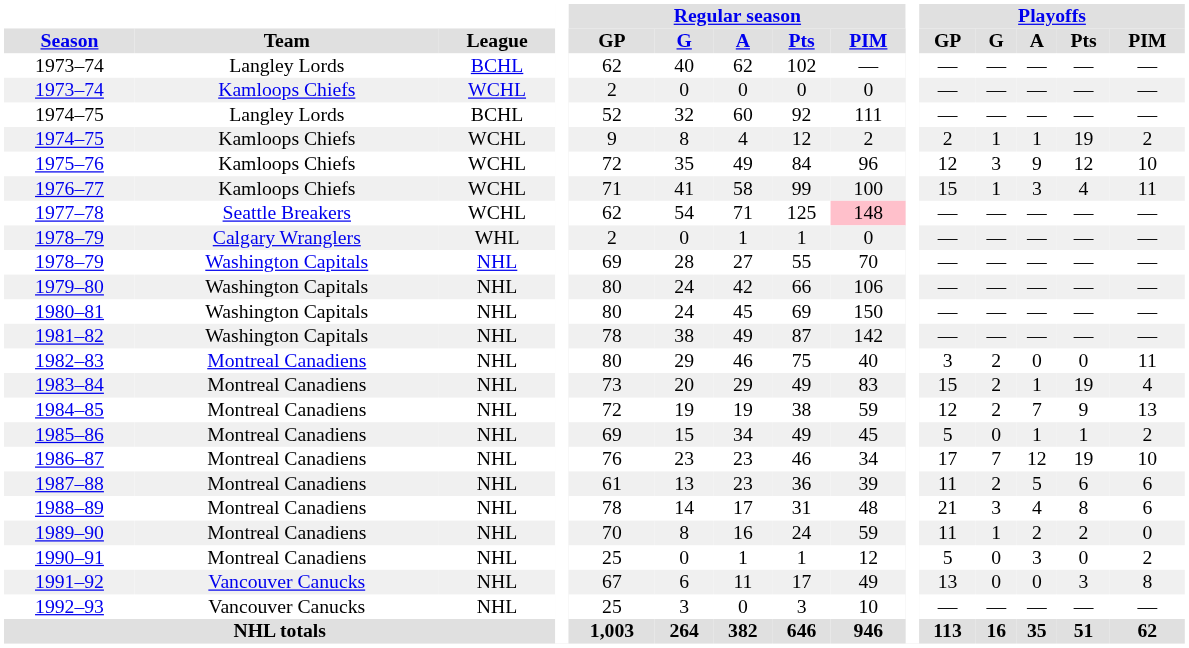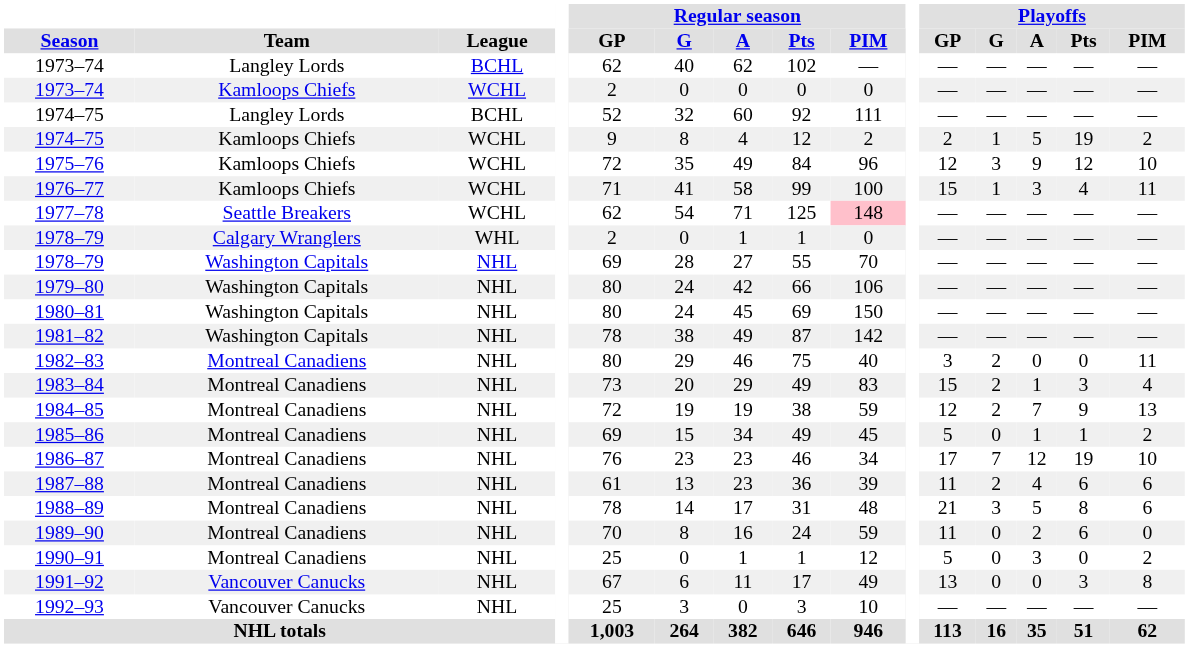(1037, 139) 1 -> (1037, 139) 5
(1084, 385) 19 -> (1084, 385) 3
(1037, 483) 5 -> (1037, 483) 4
(1037, 508) 4 -> (1037, 508) 5
(996, 532) 1 -> (996, 532) 0
(1084, 532) 2 -> (1084, 532) 6
